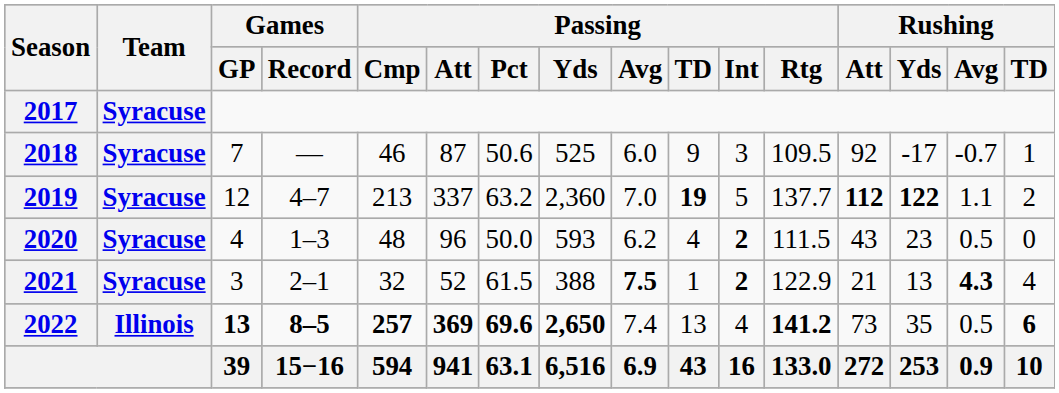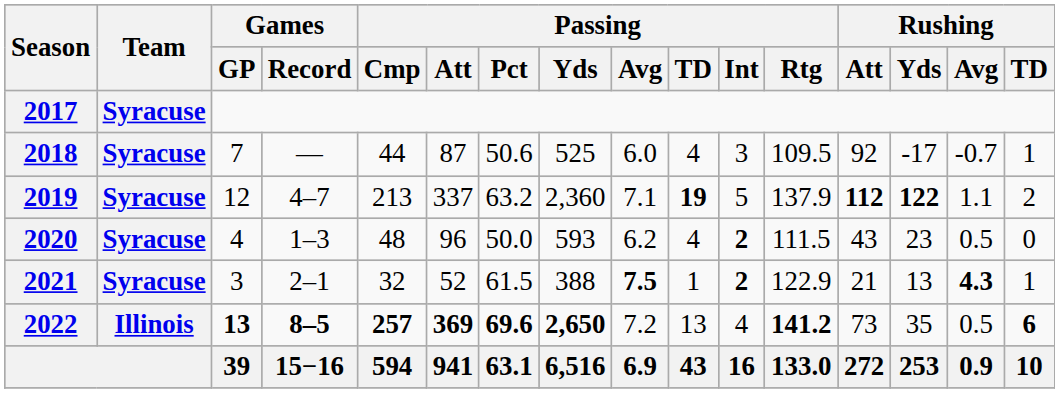(392, 153) 46 -> (392, 153) 44
(693, 153) 9 -> (693, 153) 4
(640, 196) 7.0 -> (640, 196) 7.1
(801, 196) 137.7 -> (801, 196) 137.9
(1029, 281) 4 -> (1029, 281) 1
(640, 324) 7.4 -> (640, 324) 7.2
